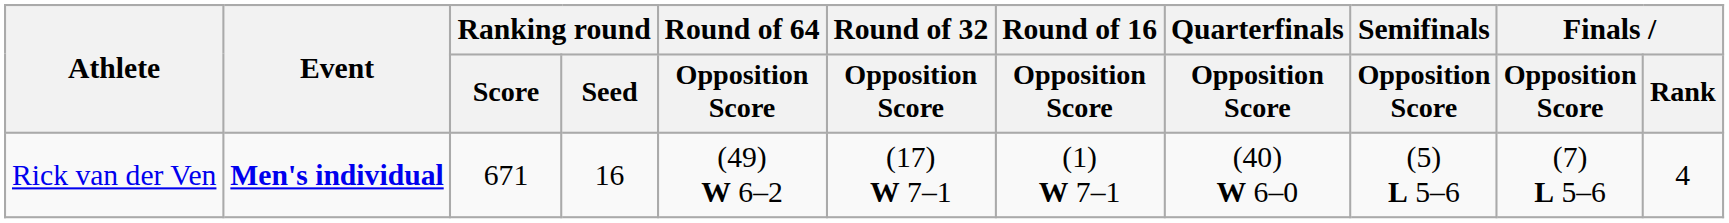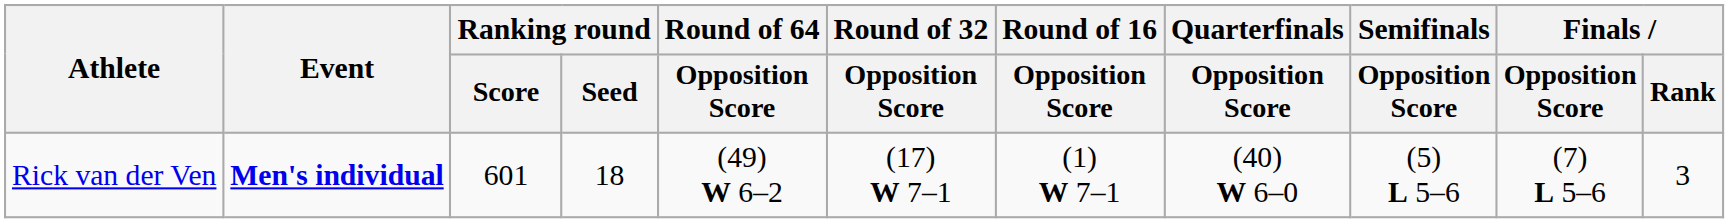(506, 175) 671 -> (506, 175) 601
(609, 175) 16 -> (609, 175) 18
(1683, 175) 4 -> (1683, 175) 3
